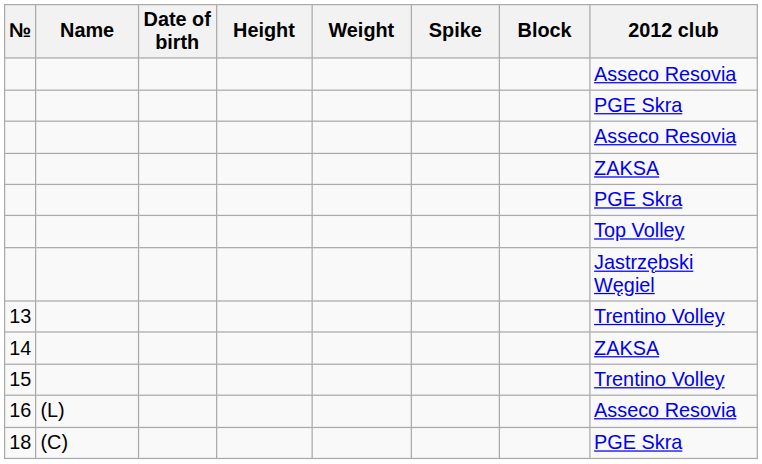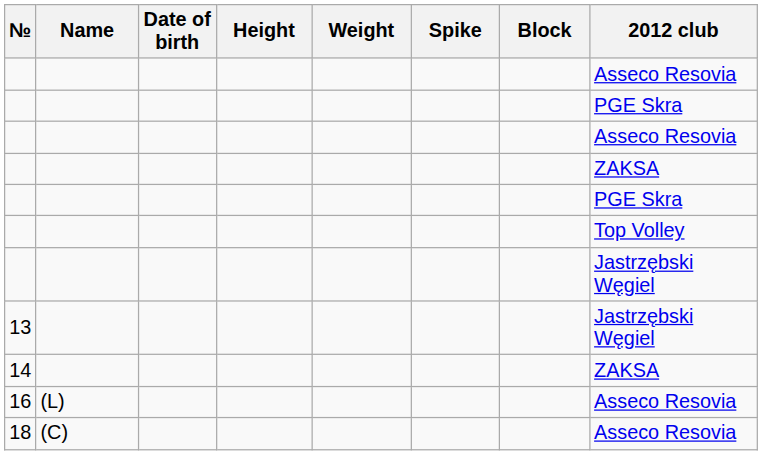(659, 316) Trentino Volley -> (644, 327) Jastrzębski Węgiel
- row: (20, 379)
(638, 442) PGE Skra -> (665, 433) Asseco Resovia
